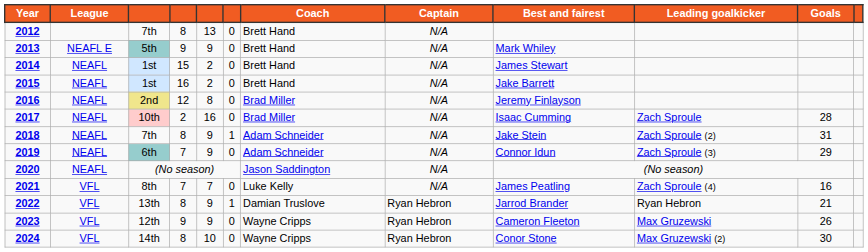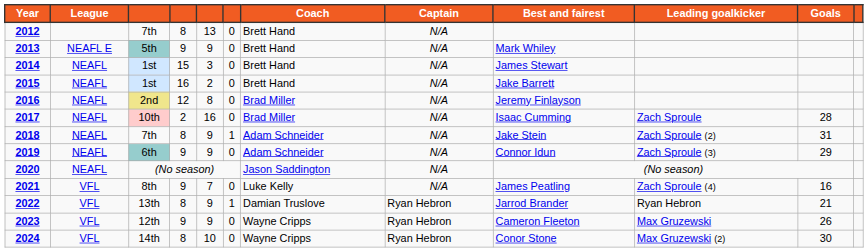(210, 66) 2 -> (210, 66) 3
(183, 152) 7 -> (183, 152) 9
(183, 187) 7 -> (183, 187) 9
